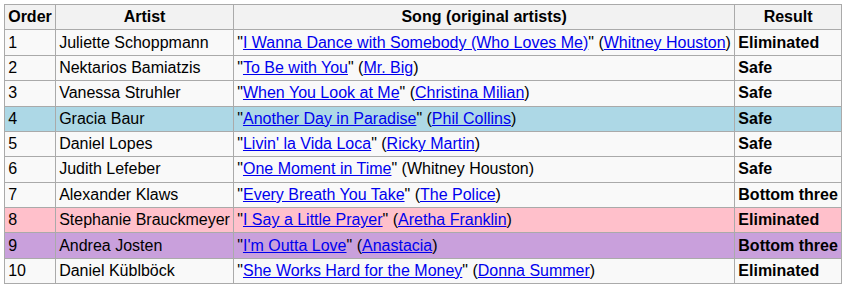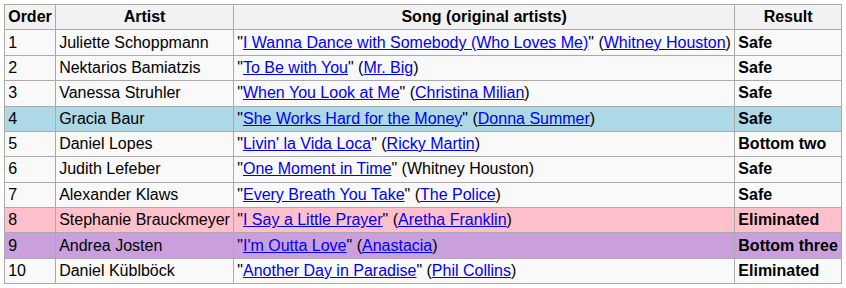(779, 42) Eliminated -> (755, 42) Safe
(377, 118) "Another Day in Paradise" (Phil Collins) -> (416, 118) "She Works Hard for the Money" (Donna Summer)
(755, 144) Safe -> (782, 144) Bottom two
(788, 194) Bottom three -> (755, 194) Safe
(416, 270) "She Works Hard for the Money" (Donna Summer) -> (377, 270) "Another Day in Paradise" (Phil Collins)
